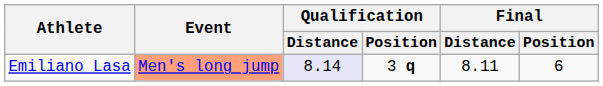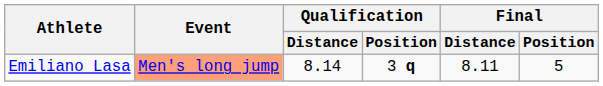(322, 67) lavender background -> (322, 67) no background
(559, 67) 6 -> (559, 67) 5
